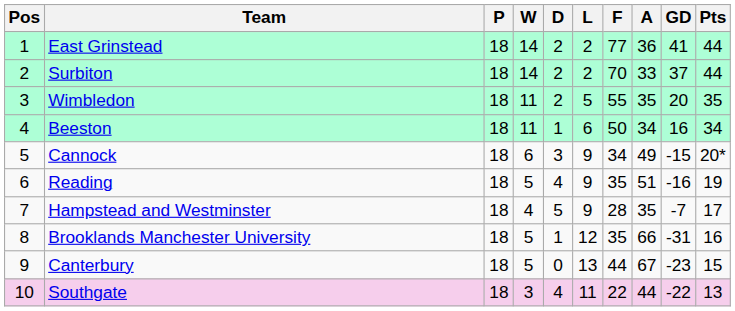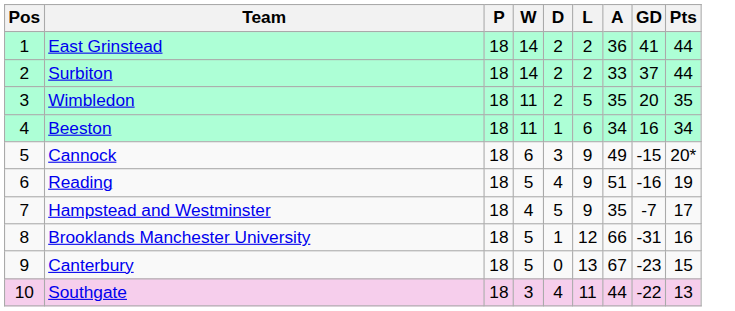- column: (617, 18)
